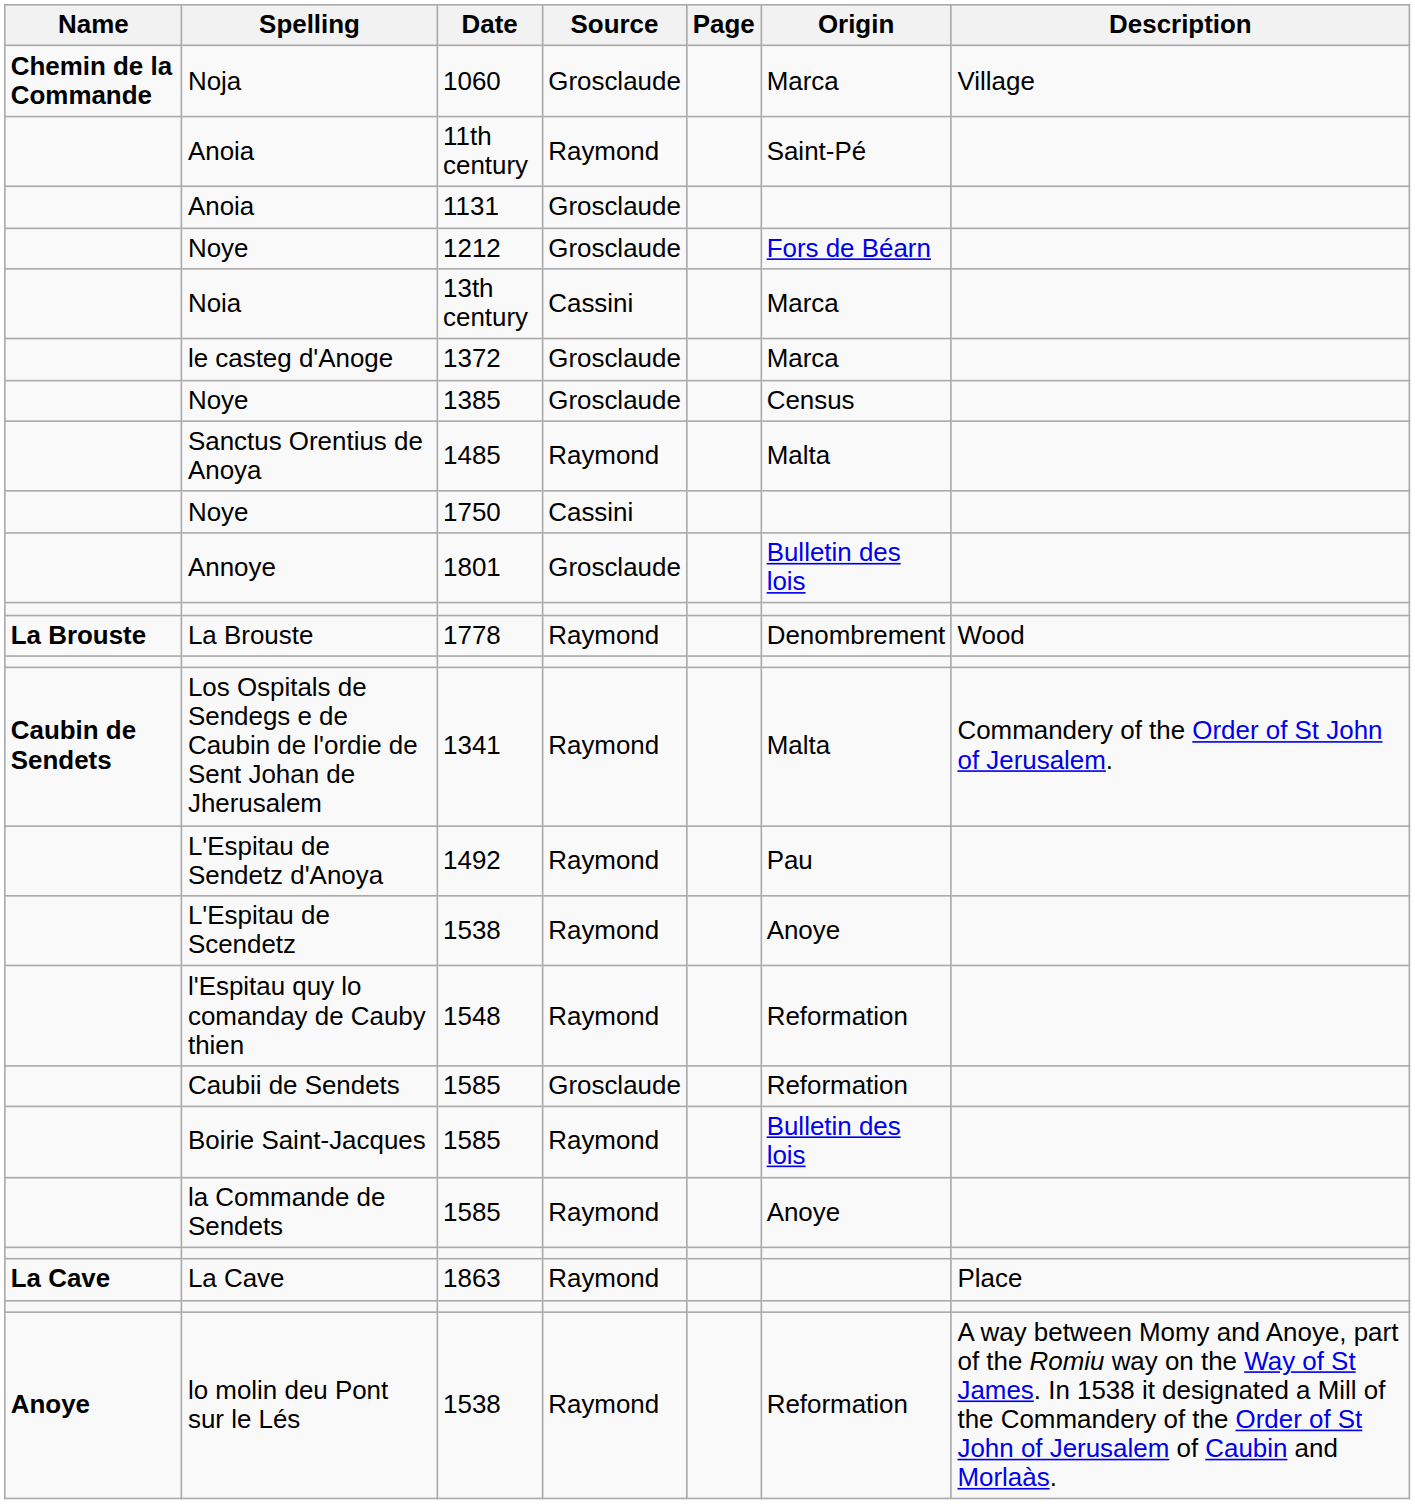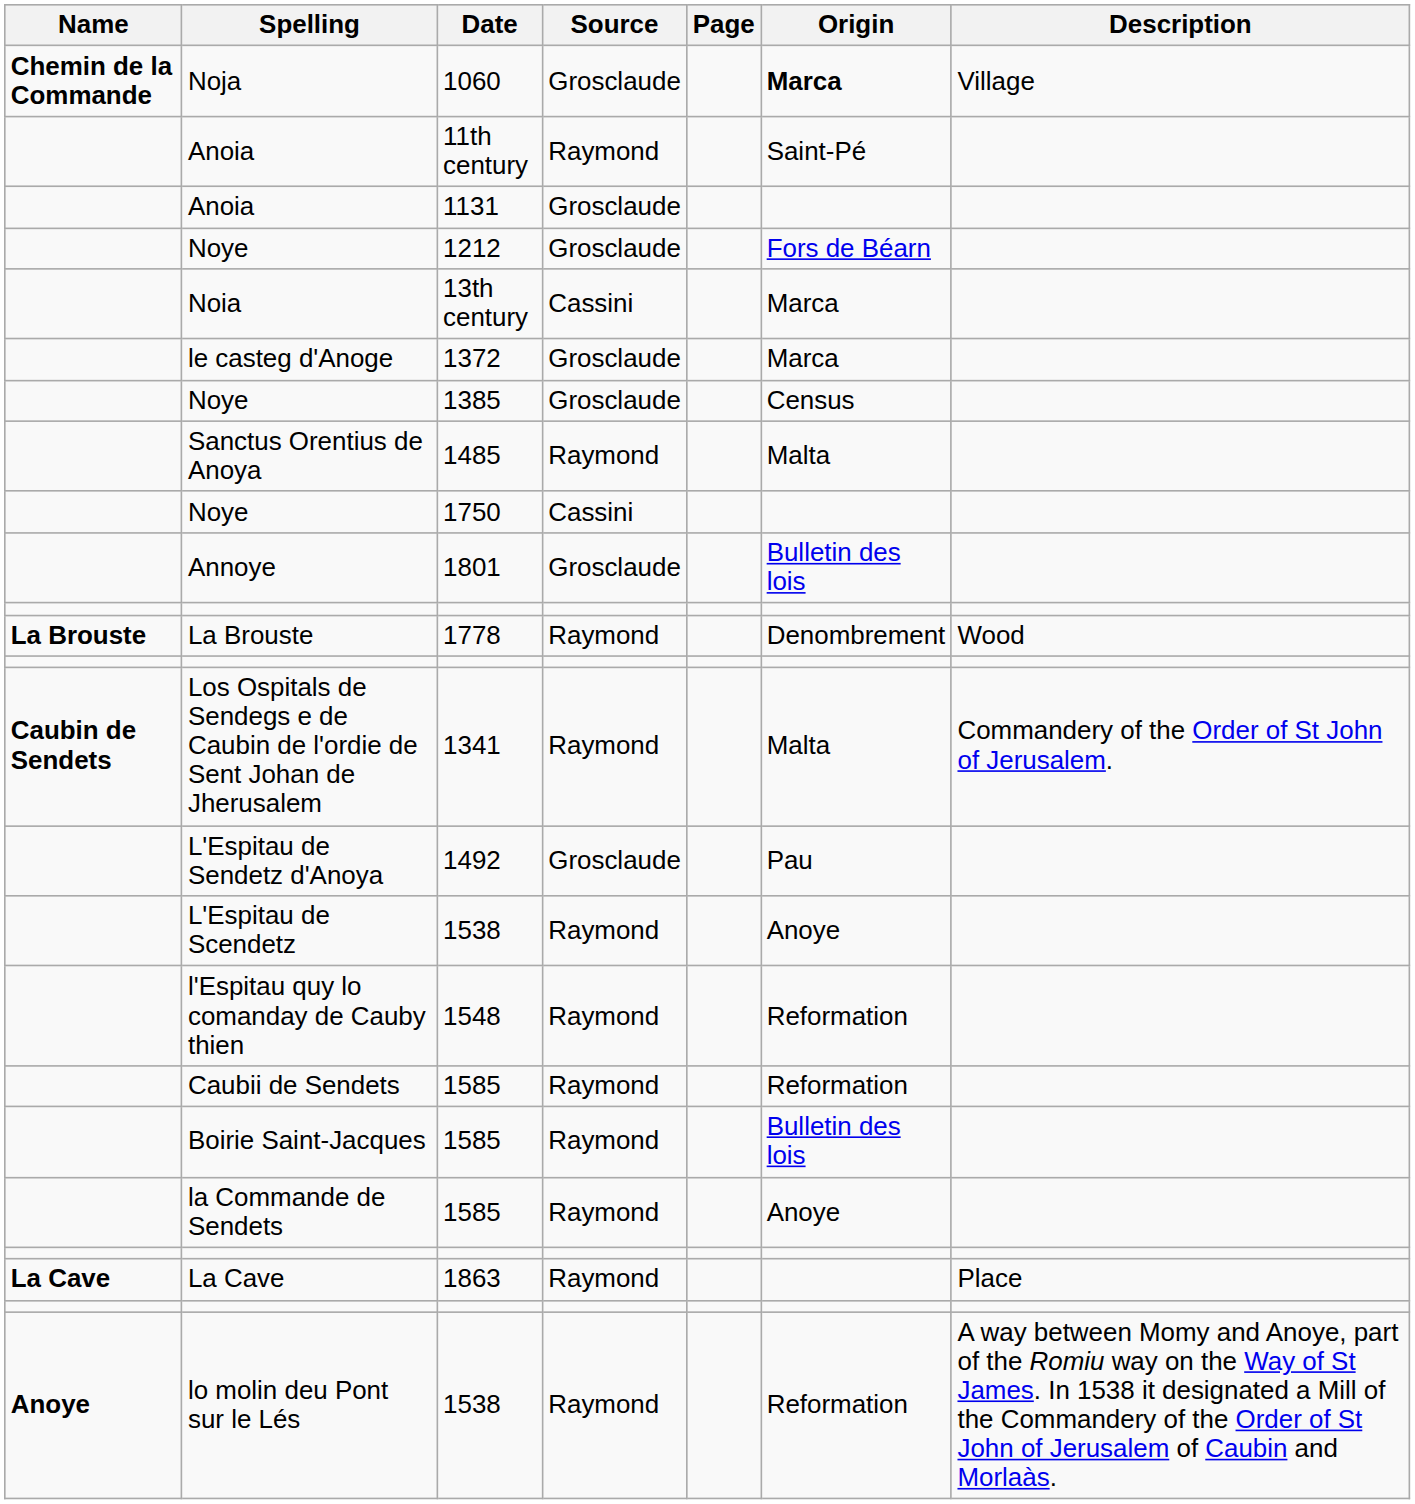(803, 80) normal -> (804, 80) bold
(604, 860) Raymond -> (615, 860) Grosclaude
(615, 1085) Grosclaude -> (604, 1085) Raymond
